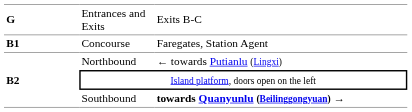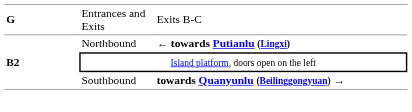- row: (106, 43)
(219, 61) normal -> (223, 43) bold
